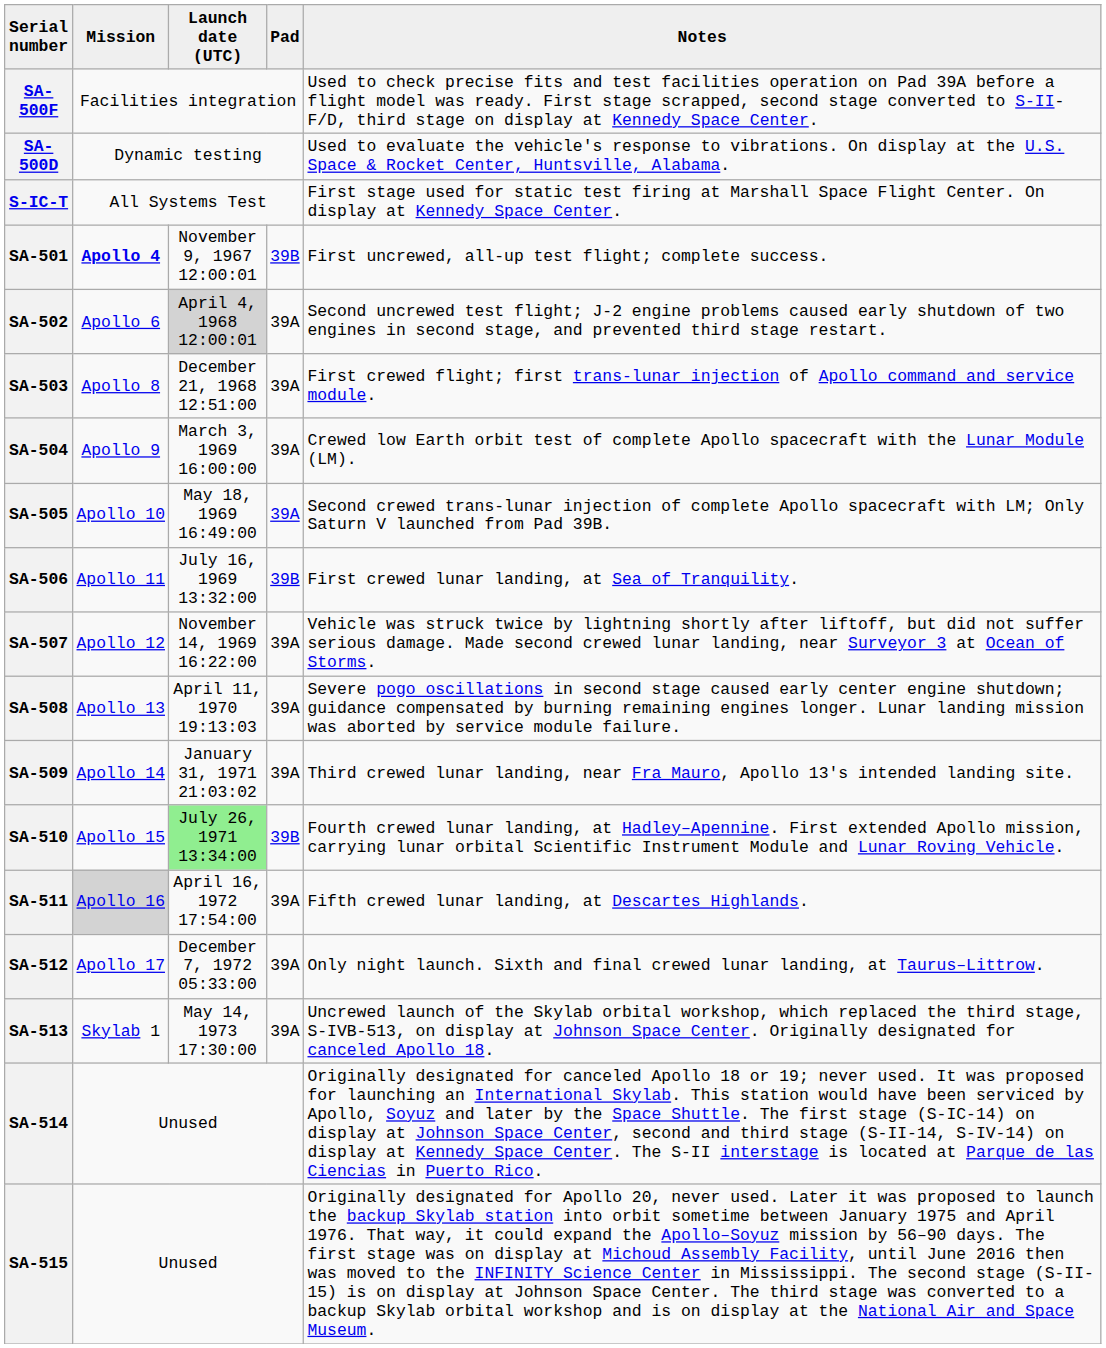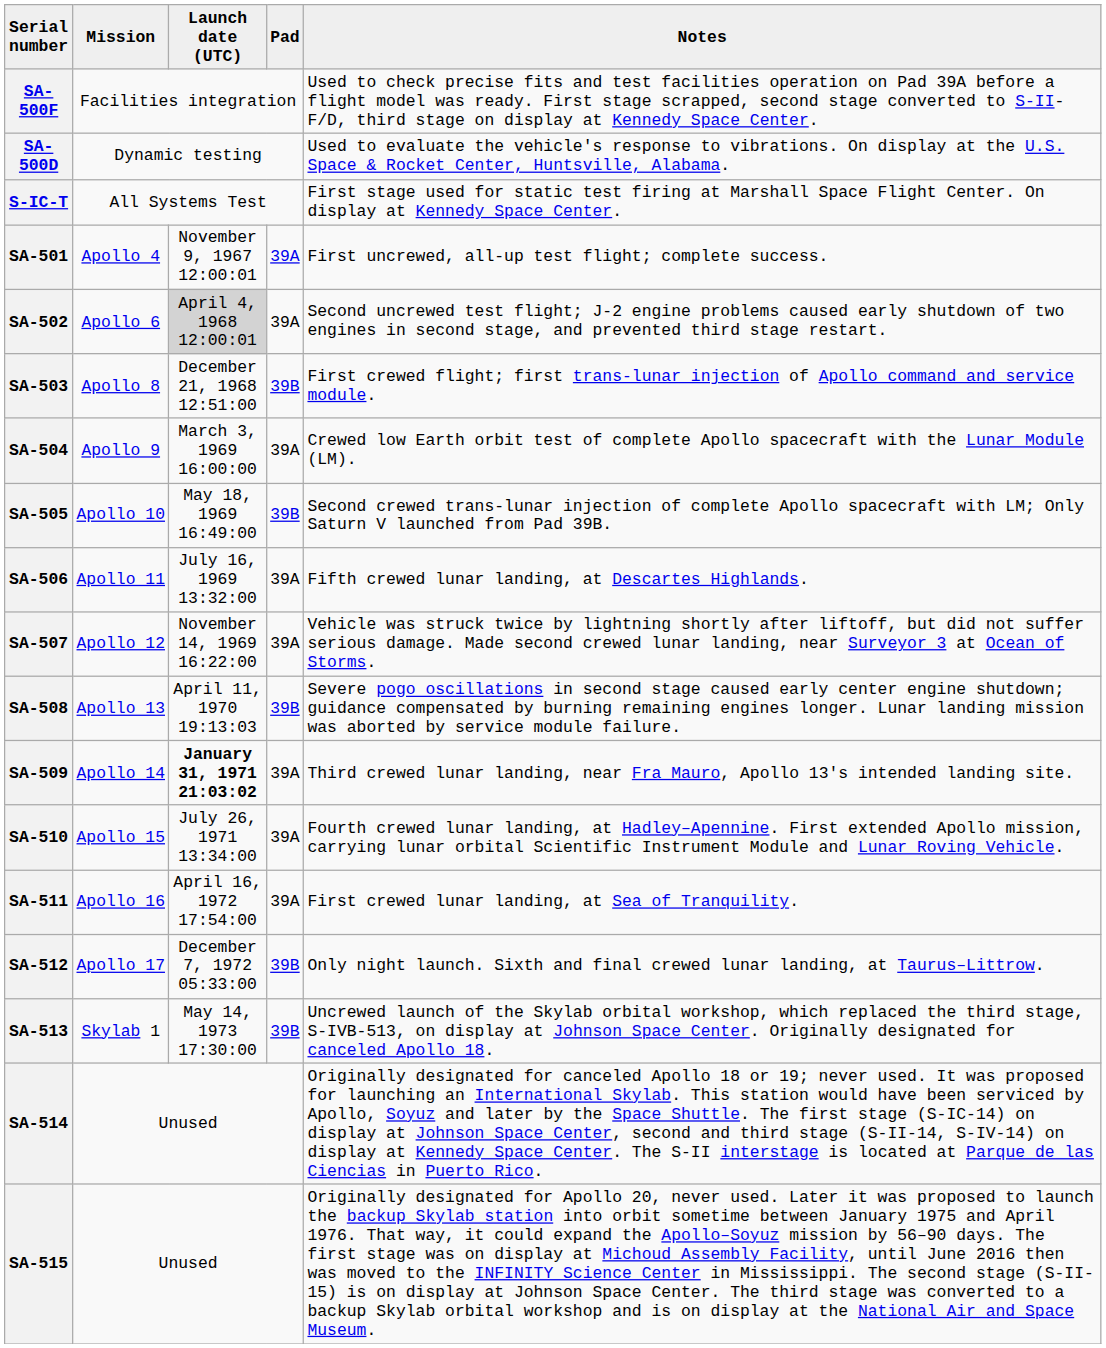(121, 257) bold -> (121, 257) normal
(285, 257) 39B -> (285, 257) 39A
(285, 386) 39A -> (285, 386) 39B
(285, 515) 39A -> (285, 515) 39B
(285, 580) 39B -> (285, 580) 39A
(553, 580) First crewed lunar landing, at Sea of Tranquility. -> (558, 580) Fifth crewed lunar landing, at Descartes Highlands.
(285, 709) 39A -> (285, 709) 39B
(218, 773) normal -> (218, 773) bold
(218, 838) lightgreen background -> (218, 838) no background
(285, 838) 39B -> (285, 838) 39A
(121, 902) lightgrey background -> (121, 902) no background
(558, 902) Fifth crewed lunar landing, at Descartes Highlands. -> (553, 902) First crewed lunar landing, at Sea of Tranquility.
(285, 967) 39A -> (285, 967) 39B
(285, 1031) 39A -> (285, 1031) 39B
